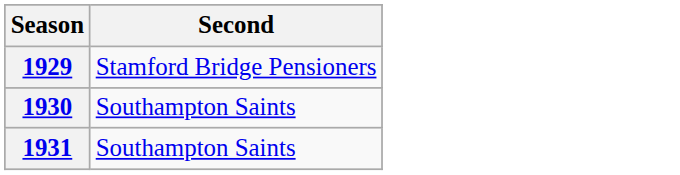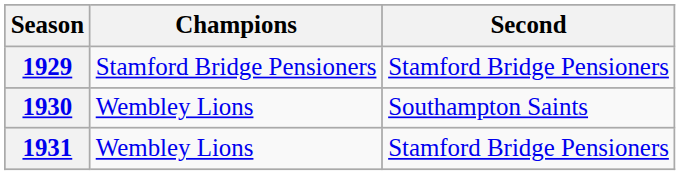+ column: (236, 25)
(196, 148) Southampton Saints -> (529, 148) Stamford Bridge Pensioners
